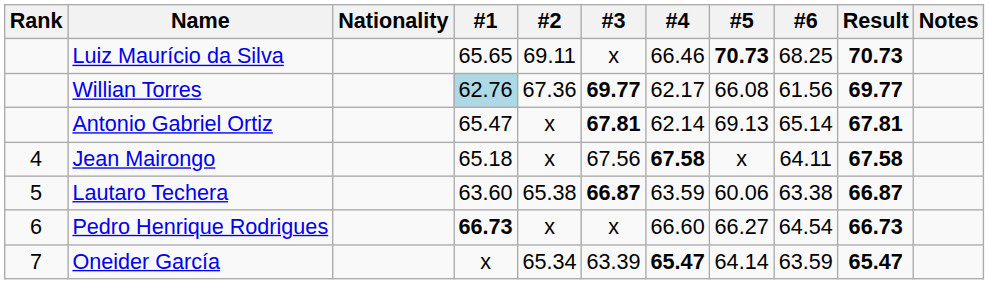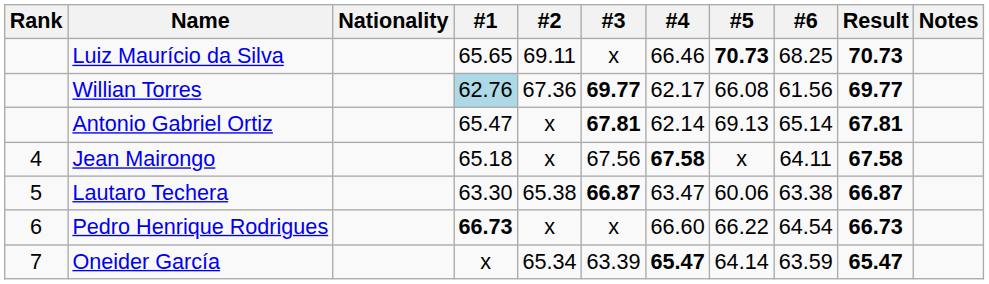(486, 192) 63.60 -> (486, 192) 63.30
(678, 192) 63.59 -> (678, 192) 63.47
(742, 227) 66.27 -> (742, 227) 66.22
